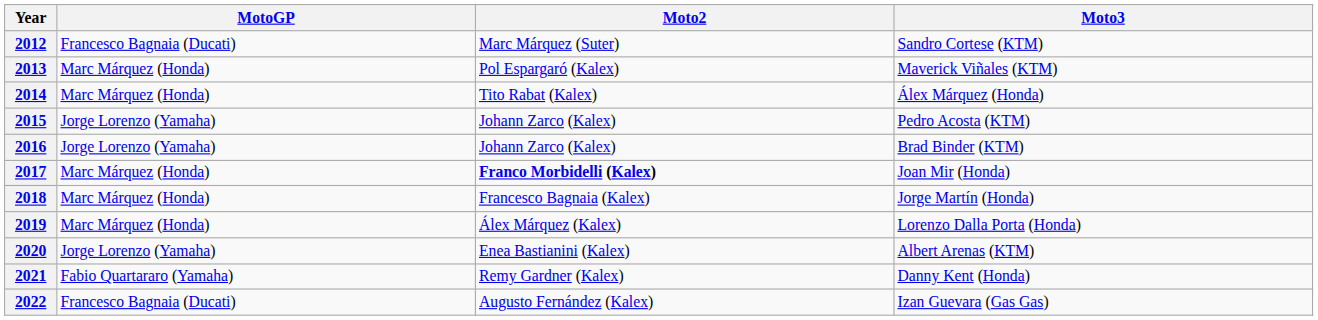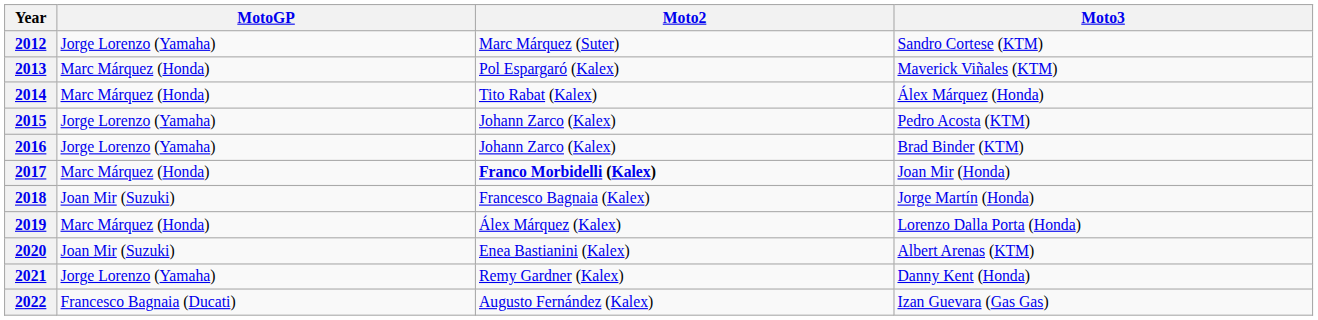(148, 43) Francesco Bagnaia (Ducati) -> (138, 43) Jorge Lorenzo (Yamaha)
(135, 199) Marc Márquez (Honda) -> (118, 199) Joan Mir (Suzuki)
(138, 250) Jorge Lorenzo (Yamaha) -> (118, 250) Joan Mir (Suzuki)
(147, 276) Fabio Quartararo (Yamaha) -> (138, 276) Jorge Lorenzo (Yamaha)
